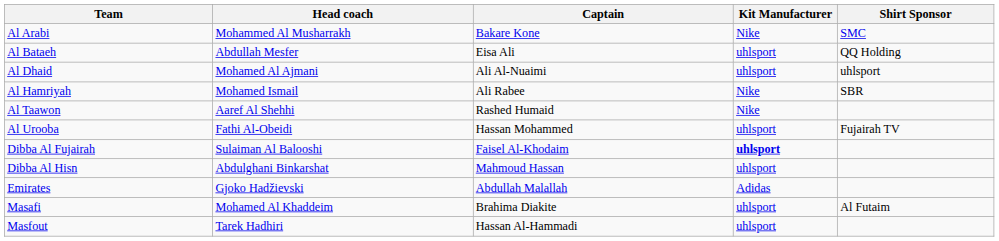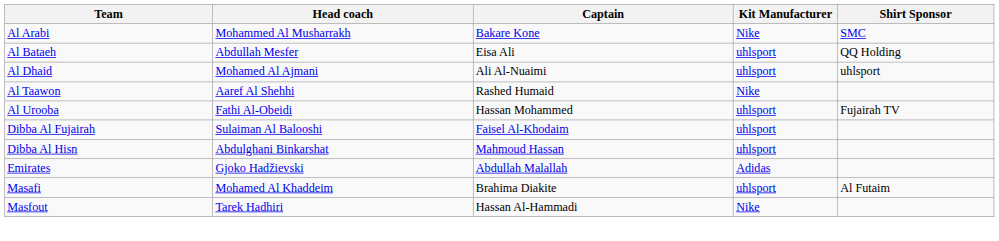- row: (39, 91)
(758, 149) bold -> (756, 129) normal
(756, 226) uhlsport -> (748, 206) Nike
